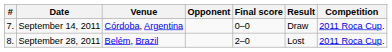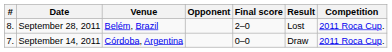rows swapped: (59, 25) <-> (59, 40)
